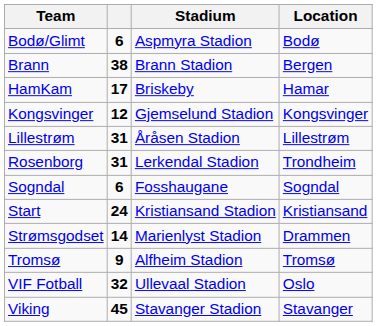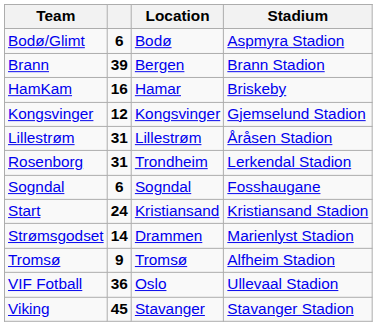columns swapped: (326, 16) <-> (205, 16)
(119, 65) 38 -> (119, 65) 39
(119, 89) 17 -> (119, 89) 16
(119, 284) 32 -> (119, 284) 36
